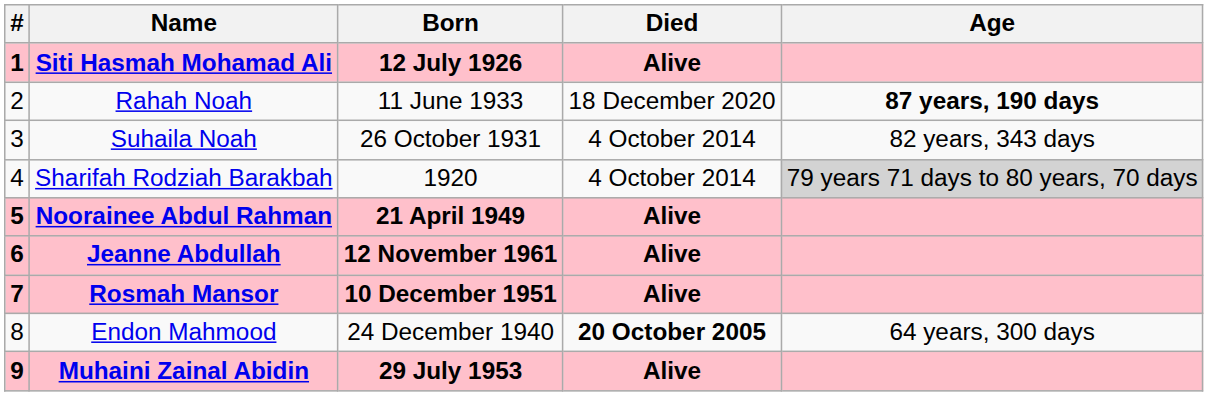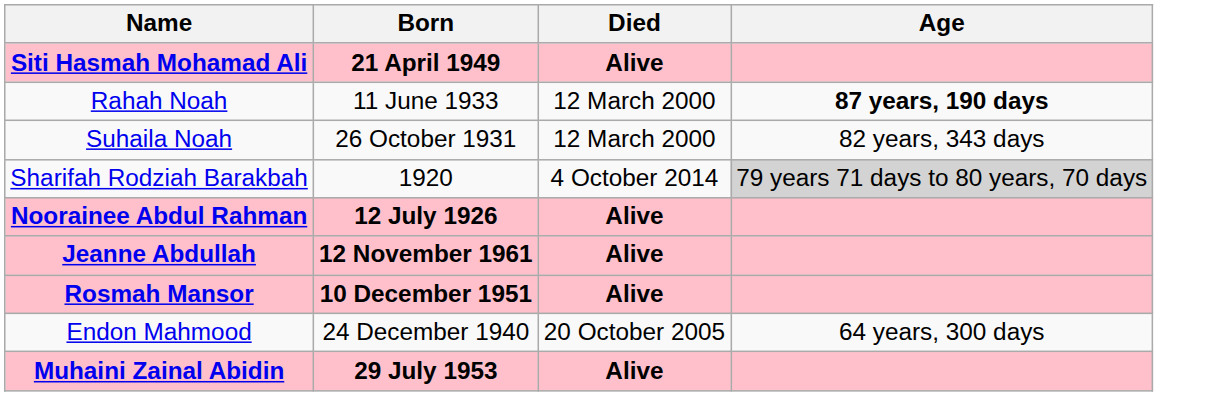- column: (17, 23)
(451, 62) 12 July 1926 -> (426, 62) 21 April 1949
(672, 100) 18 December 2020 -> (634, 100) 12 March 2000
(672, 139) 4 October 2014 -> (634, 139) 12 March 2000
(451, 216) 21 April 1949 -> (426, 216) 12 July 1926
(672, 332) bold -> (634, 332) normal
